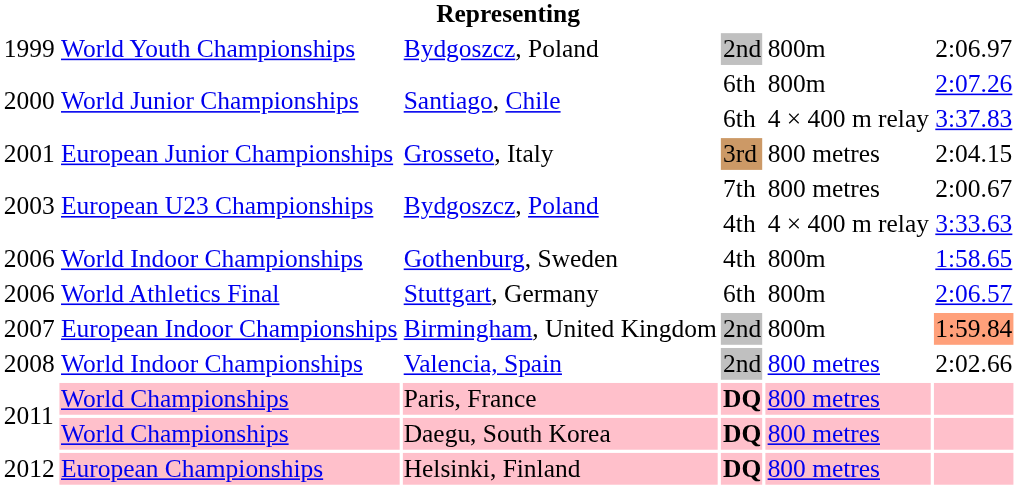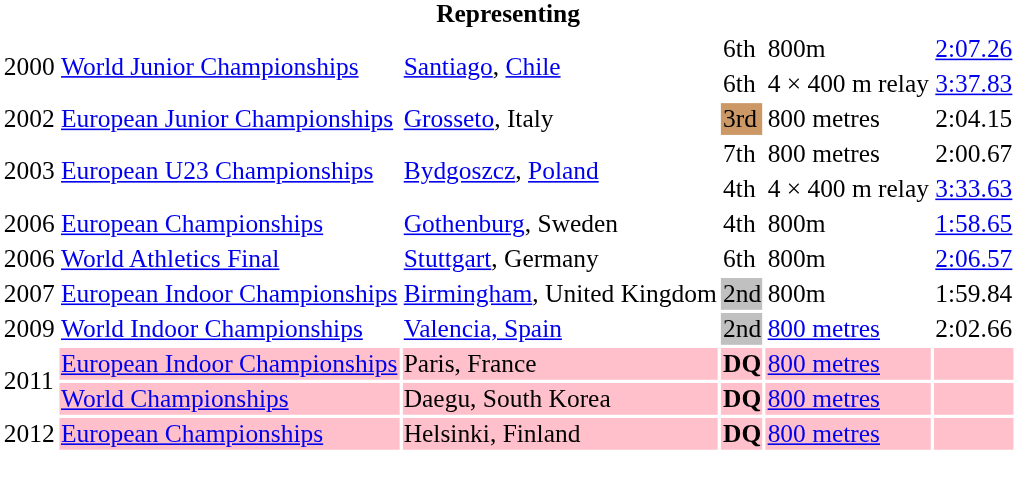- row: (501, 48)
(29, 153) 2001 -> (29, 118) 2002
(212, 258) World Indoor Championships -> (192, 223) European Championships
(974, 328) lightsalmon background -> (974, 293) no background
(29, 363) 2008 -> (29, 328) 2009
(175, 398) World Championships -> (229, 363) European Indoor Championships
